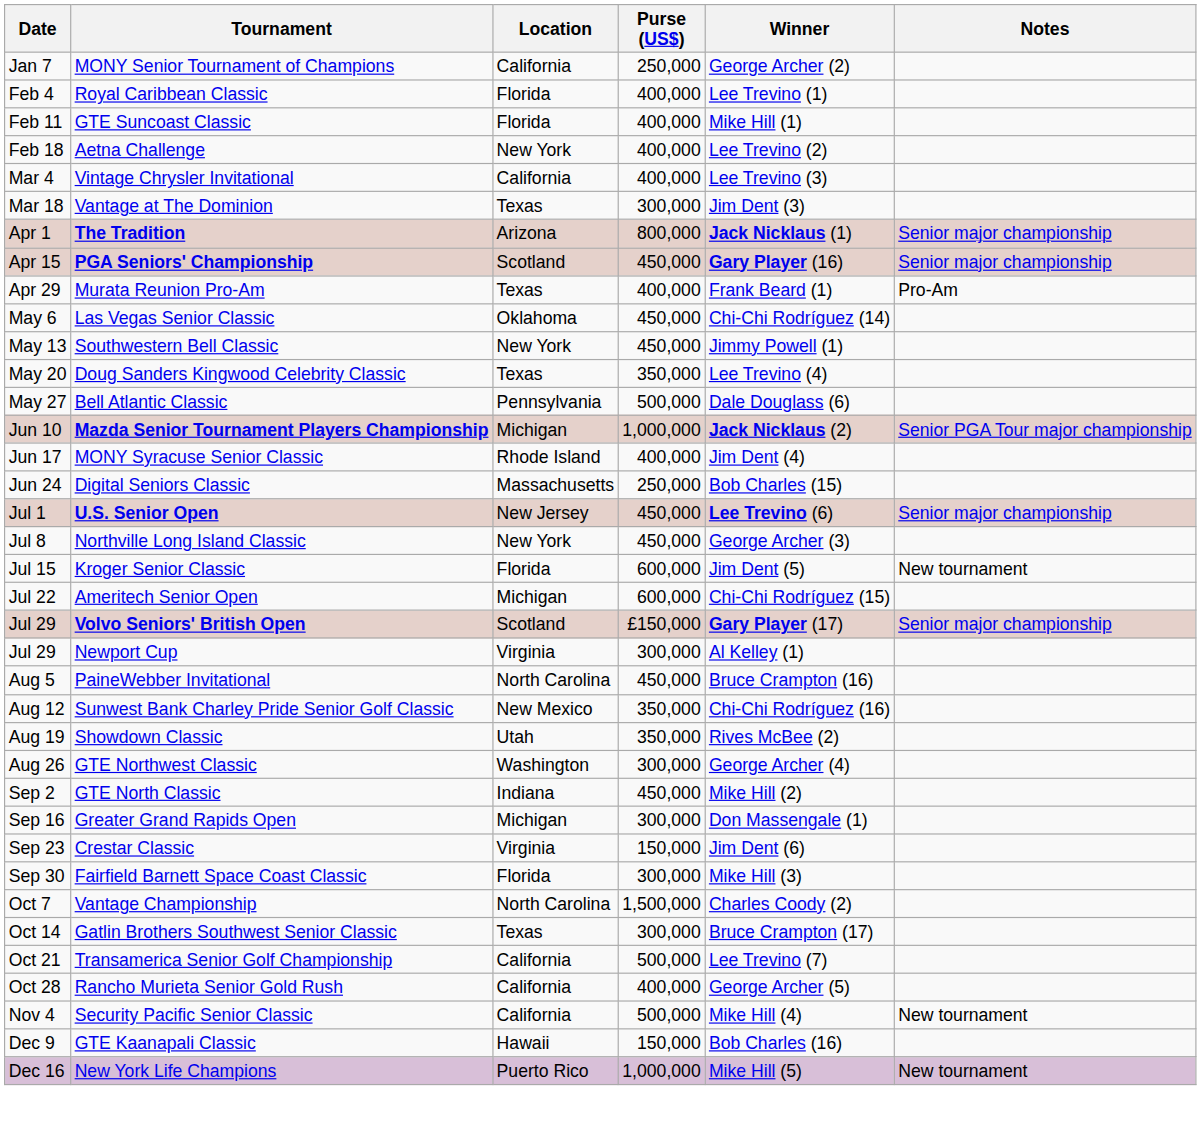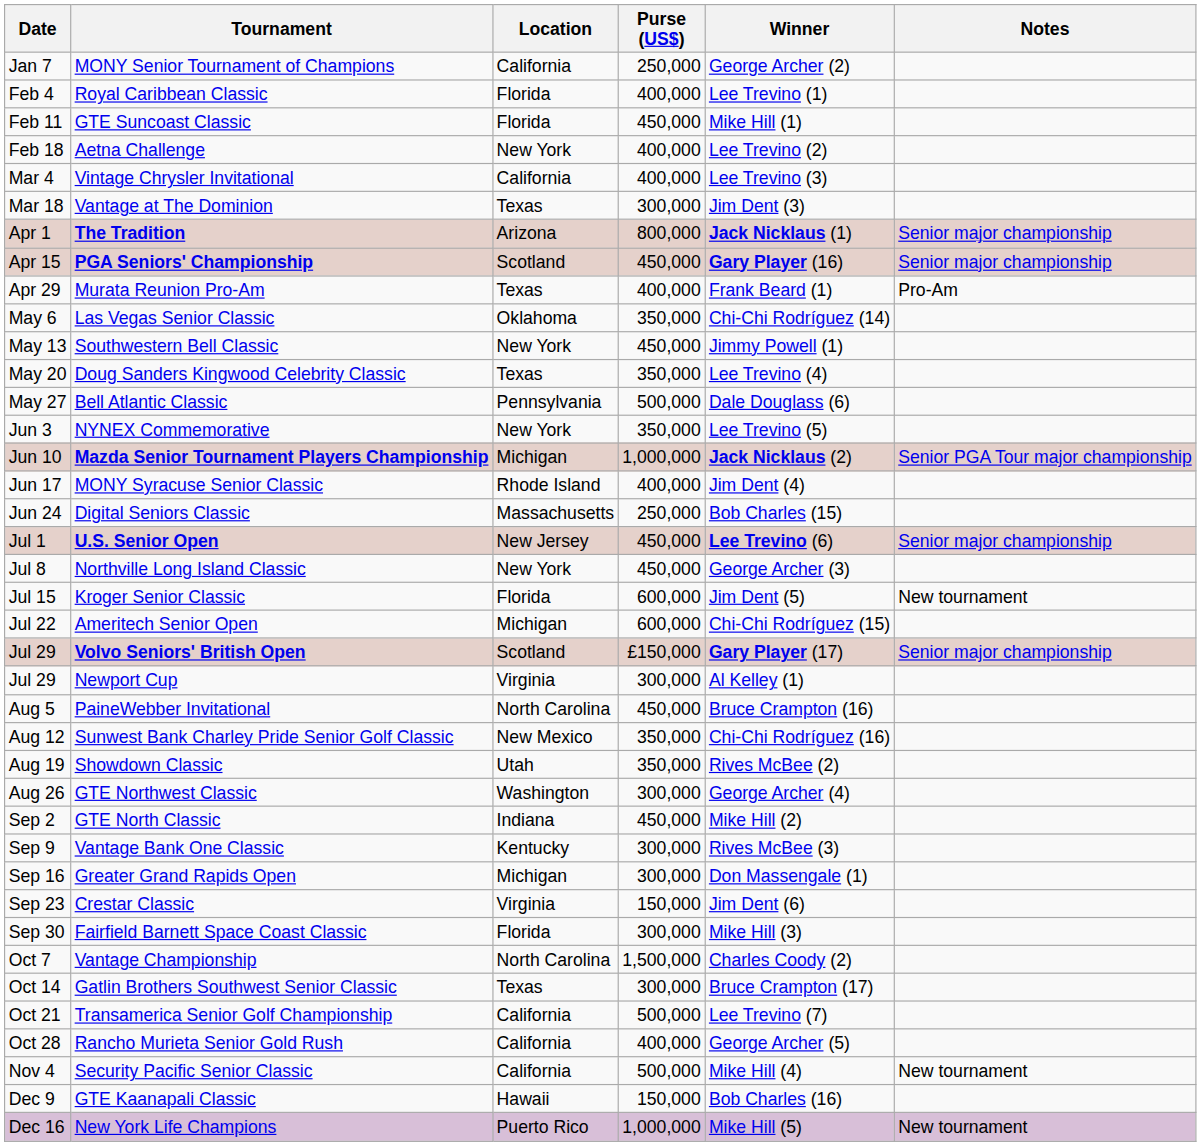(669, 122) 400,000 -> (669, 122) 450,000
(669, 318) 450,000 -> (669, 318) 350,000
+ row: (172, 429)
+ row: (179, 848)
